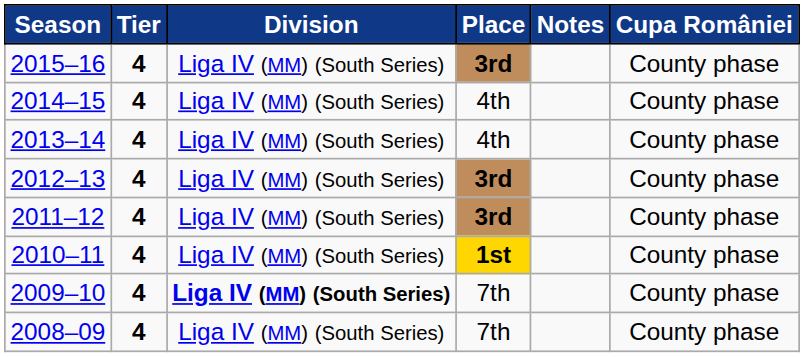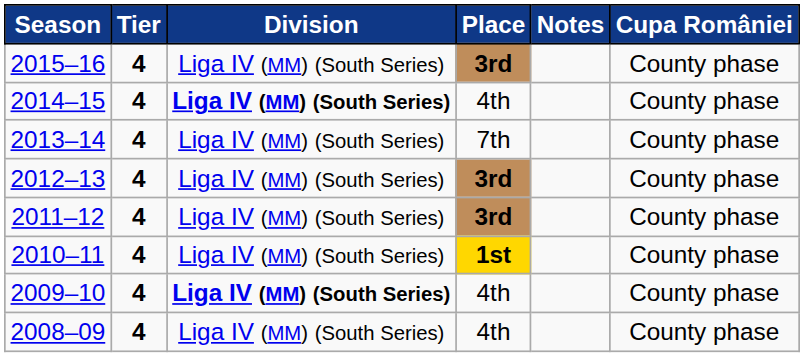(311, 101) normal -> (311, 101) bold
(494, 140) 4th -> (494, 140) 7th
(494, 294) 7th -> (494, 294) 4th
(494, 332) 7th -> (494, 332) 4th
